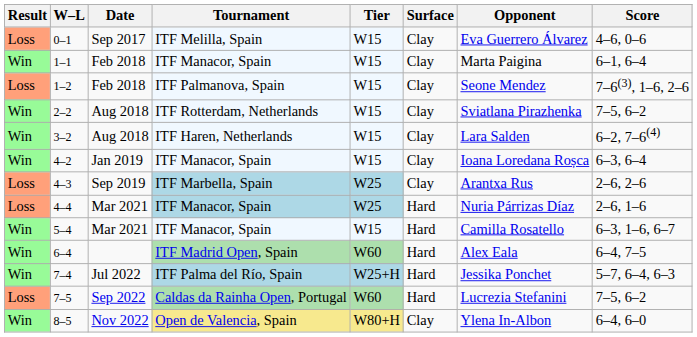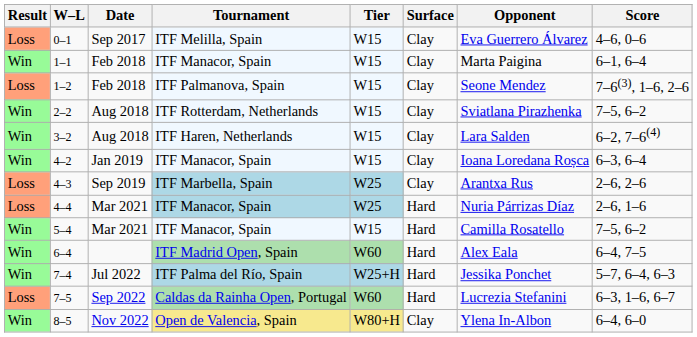(635, 229) 6–3, 1–6, 6–7 -> (621, 229) 7–5, 6–2
(621, 297) 7–5, 6–2 -> (635, 297) 6–3, 1–6, 6–7
